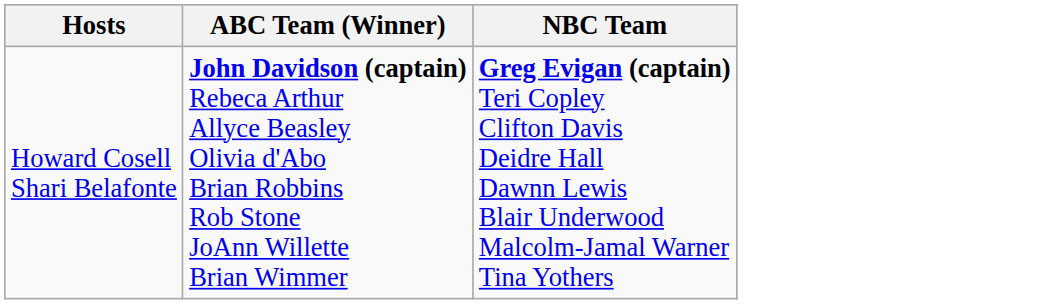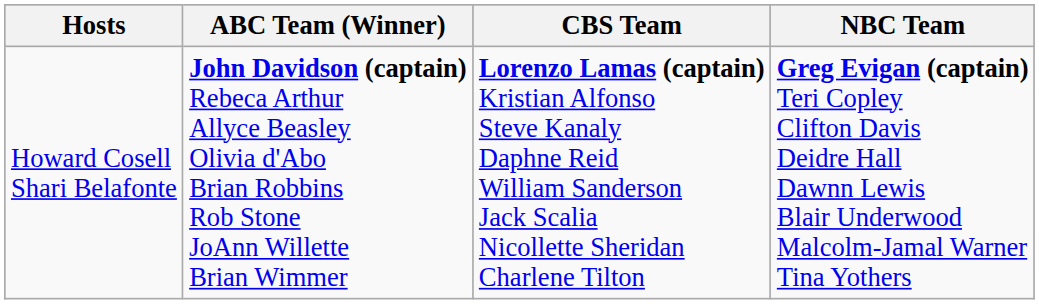+ column: (622, 25)
